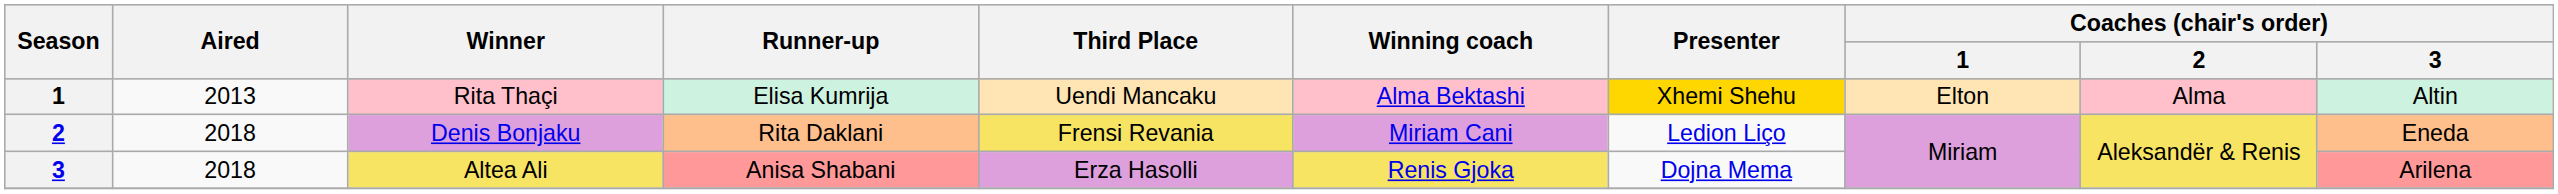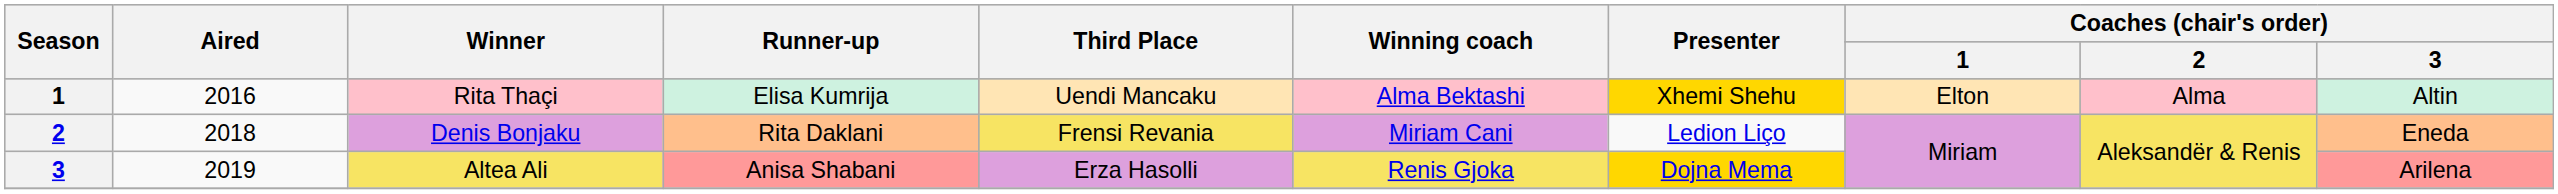(230, 97) 2013 -> (230, 97) 2016
(230, 170) 2018 -> (230, 170) 2019
(1726, 170) no background -> (1726, 170) gold background
